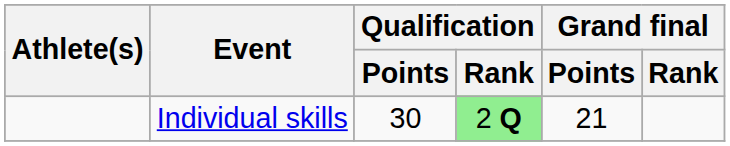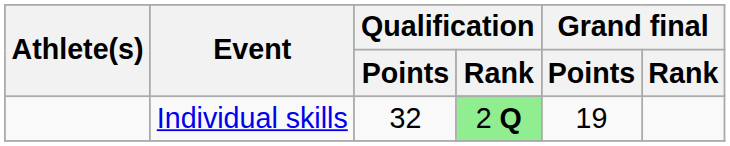(405, 118) 30 -> (405, 118) 32
(591, 118) 21 -> (591, 118) 19
